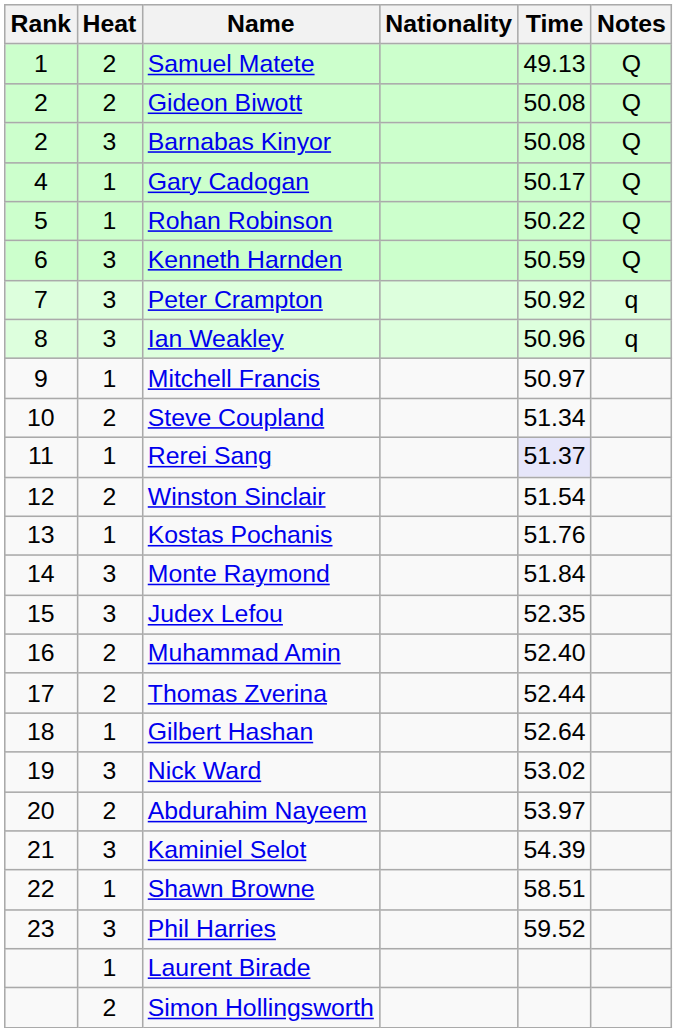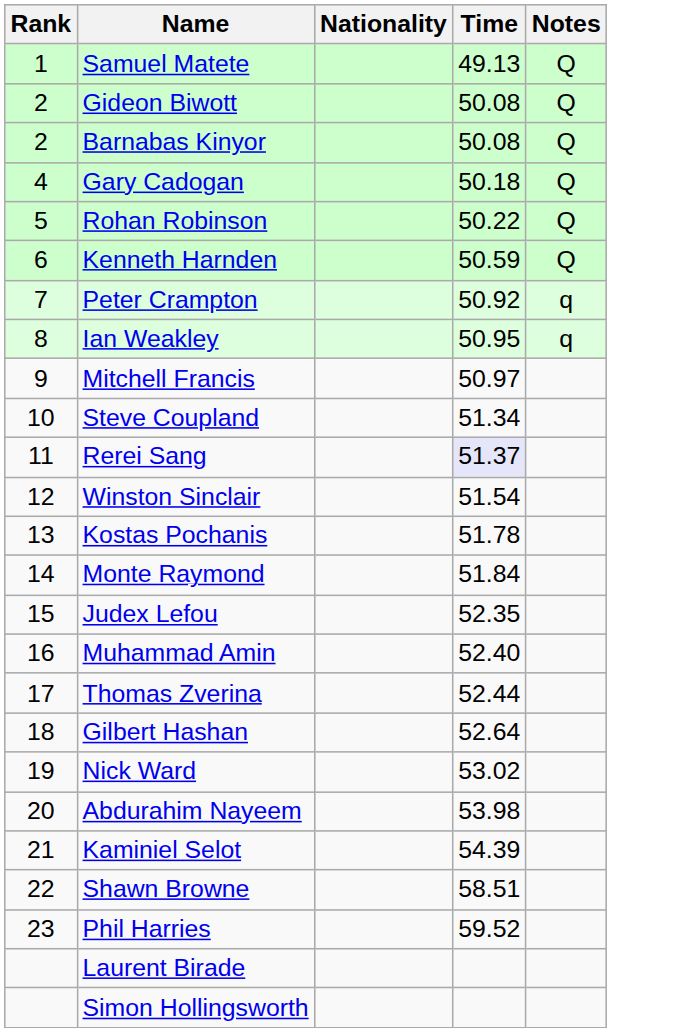- column: (109, 24)
(555, 181) 50.17 -> (489, 181) 50.18
(555, 338) 50.96 -> (489, 338) 50.95
(555, 535) 51.76 -> (489, 535) 51.78
(555, 810) 53.97 -> (489, 810) 53.98
